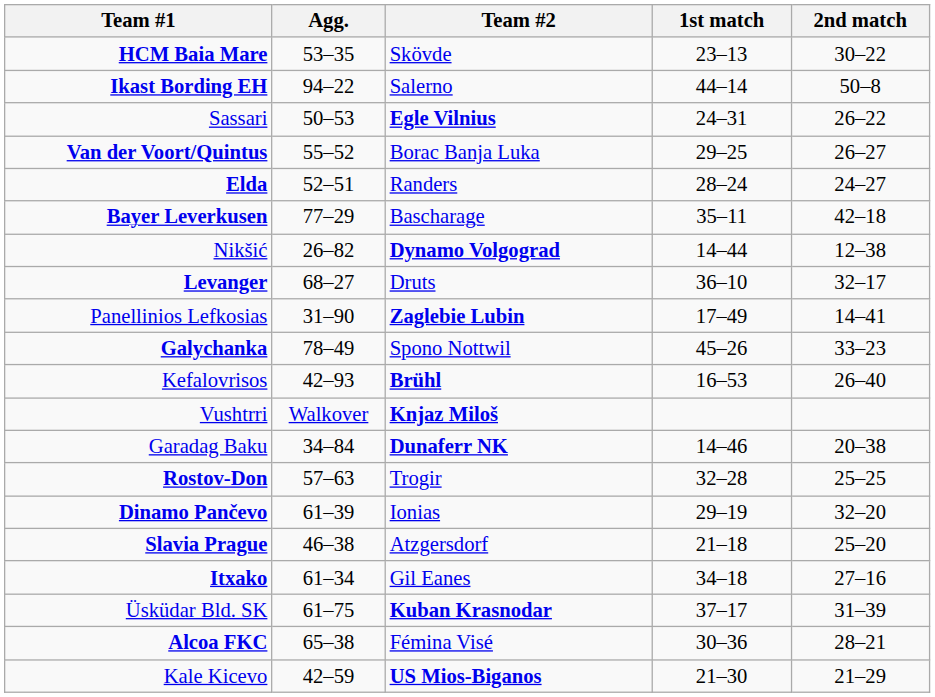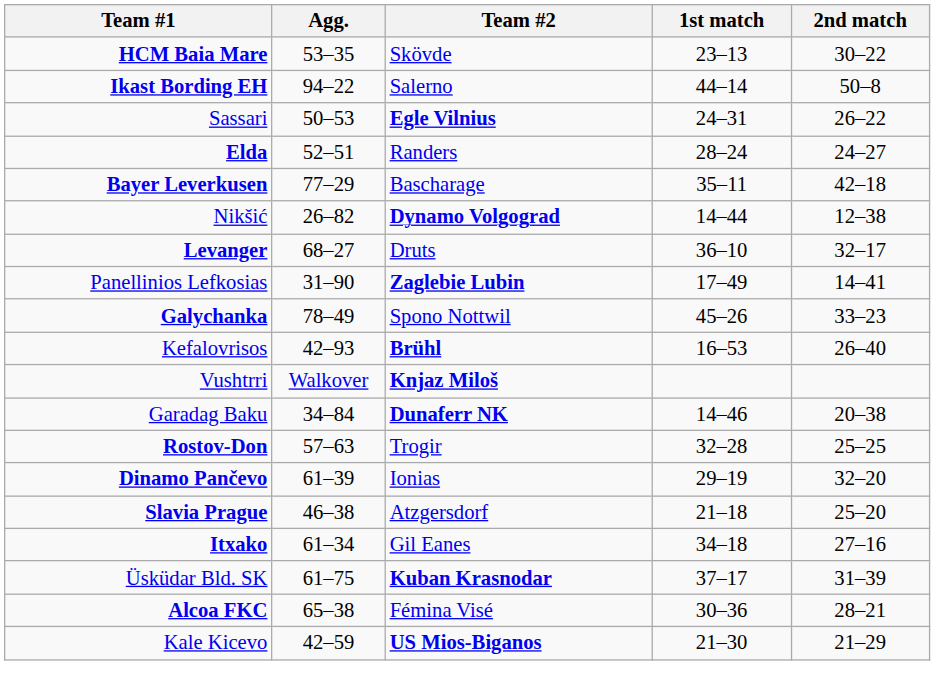- row: (167, 151)
